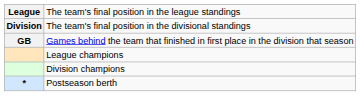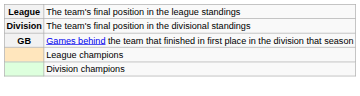- row: (82, 83)
